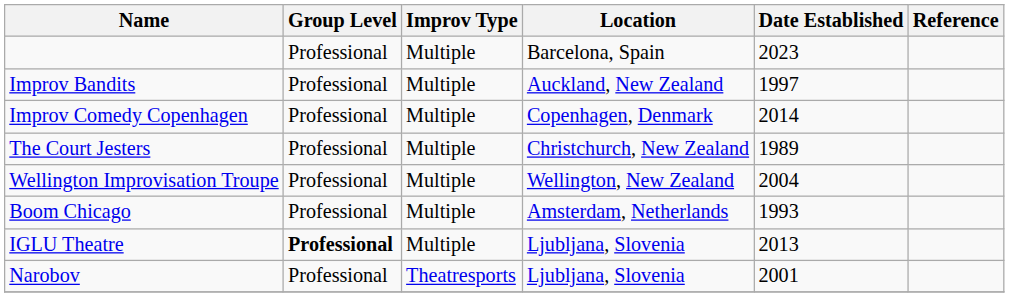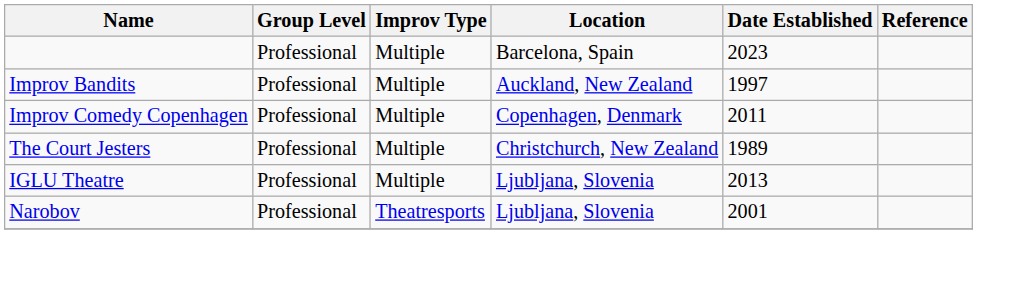(779, 116) 2014 -> (747, 116) 2011
- row: (144, 180)
- row: (70, 212)
(340, 244) bold -> (307, 180) normal
